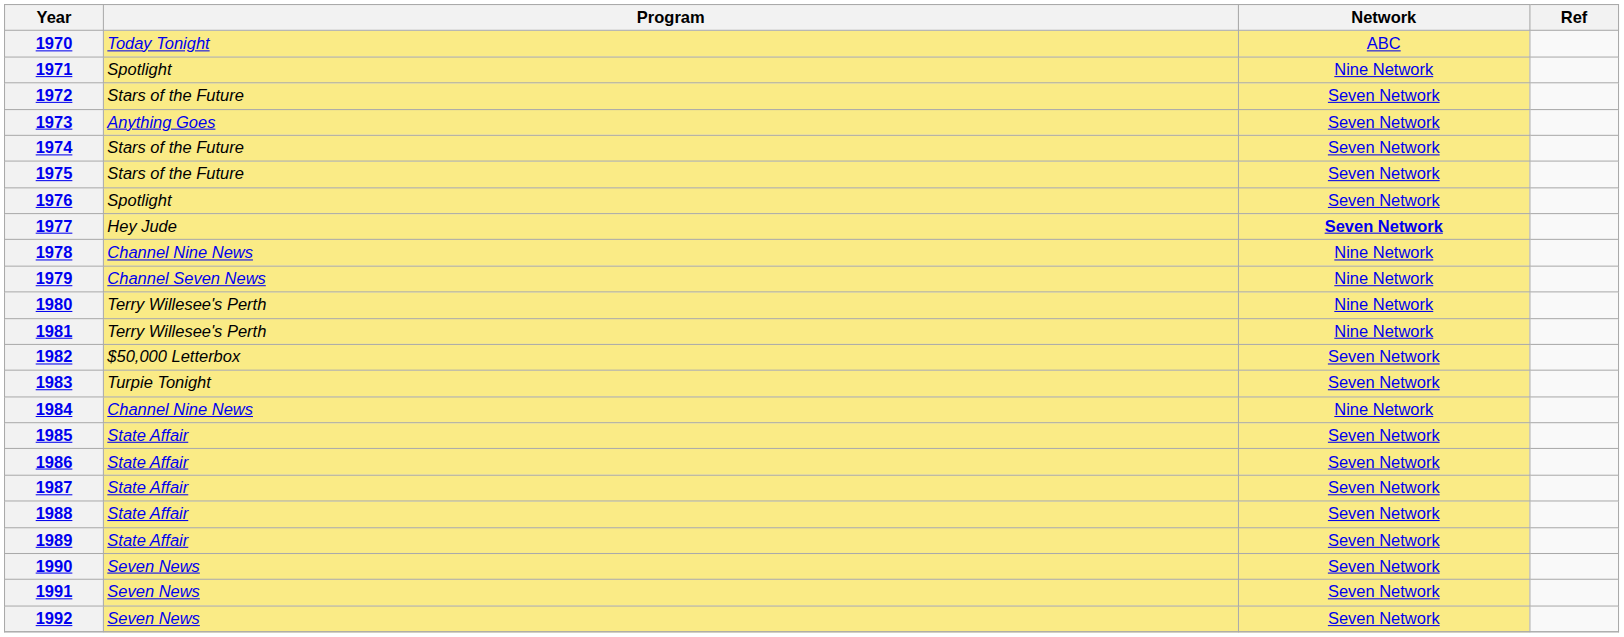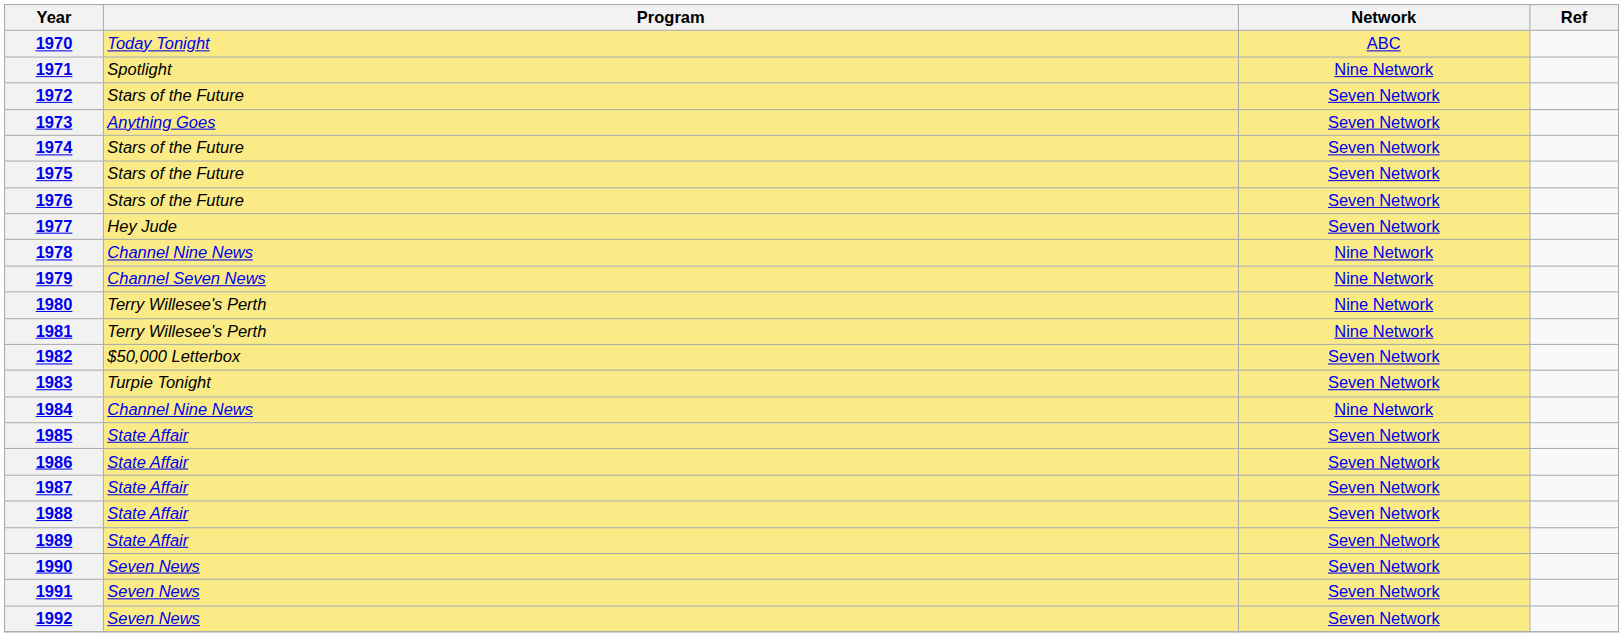(139, 200) Spotlight -> (176, 200) Stars of the Future
(1384, 226) bold -> (1384, 226) normal
